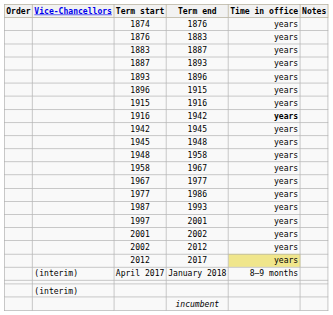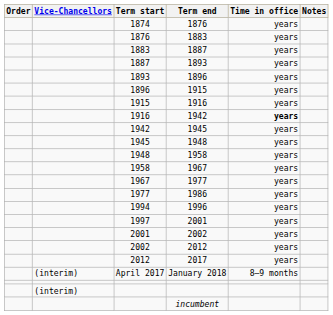- row: (73, 208)
+ row: (73, 208)
(286, 260) khaki background -> (286, 260) no background
